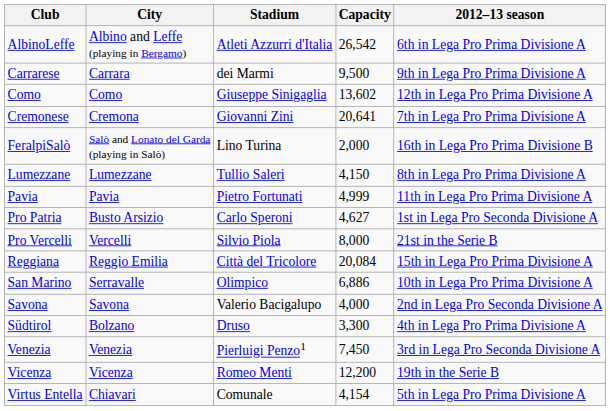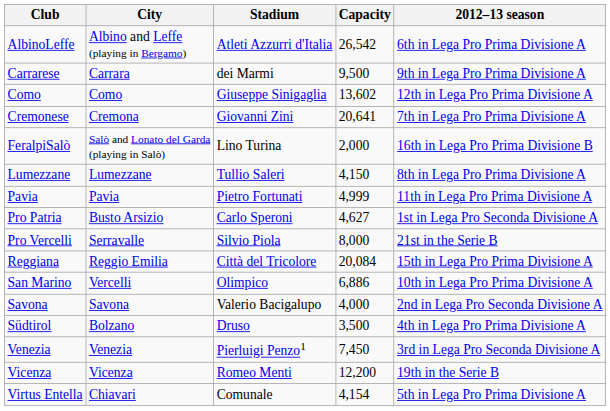(110, 240) Vercelli -> (116, 240) Serravalle
(116, 283) Serravalle -> (110, 283) Vercelli
(354, 326) 3,300 -> (354, 326) 3,500
